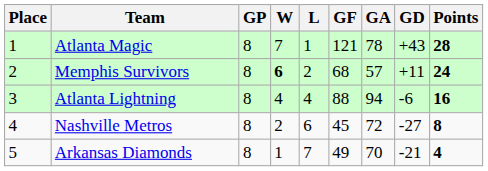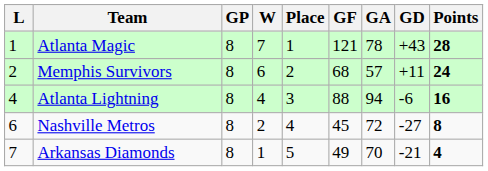columns swapped: (28, 17) <-> (314, 17)
(278, 71) bold -> (261, 71) normal
